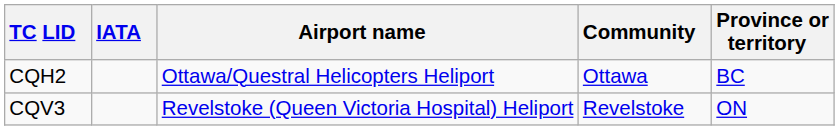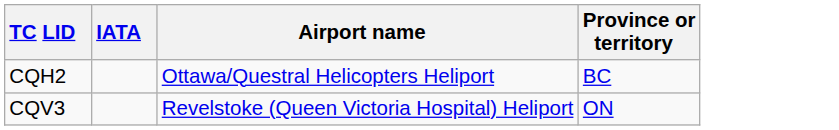- column: (645, 32)
